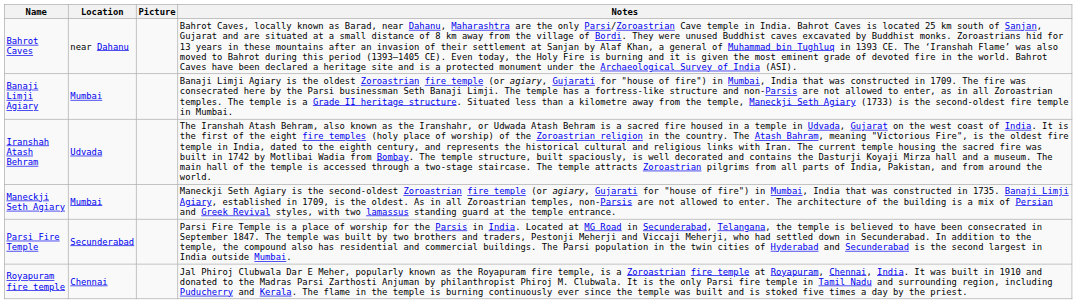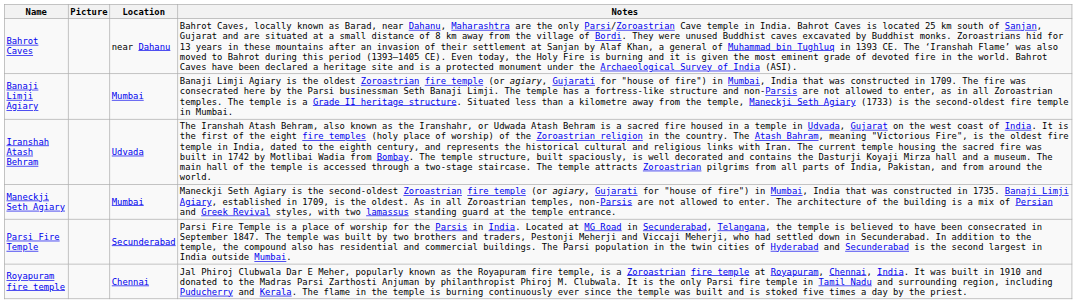columns swapped: (102, 12) <-> (157, 12)
